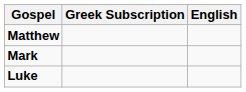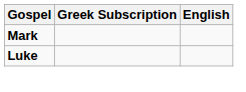- row: (33, 35)
